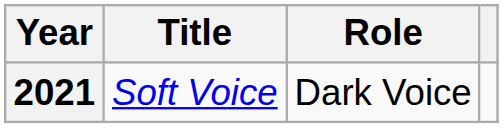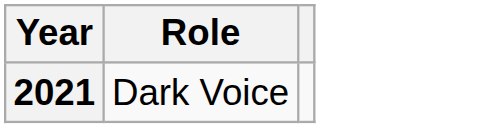- column: (195, 33)
